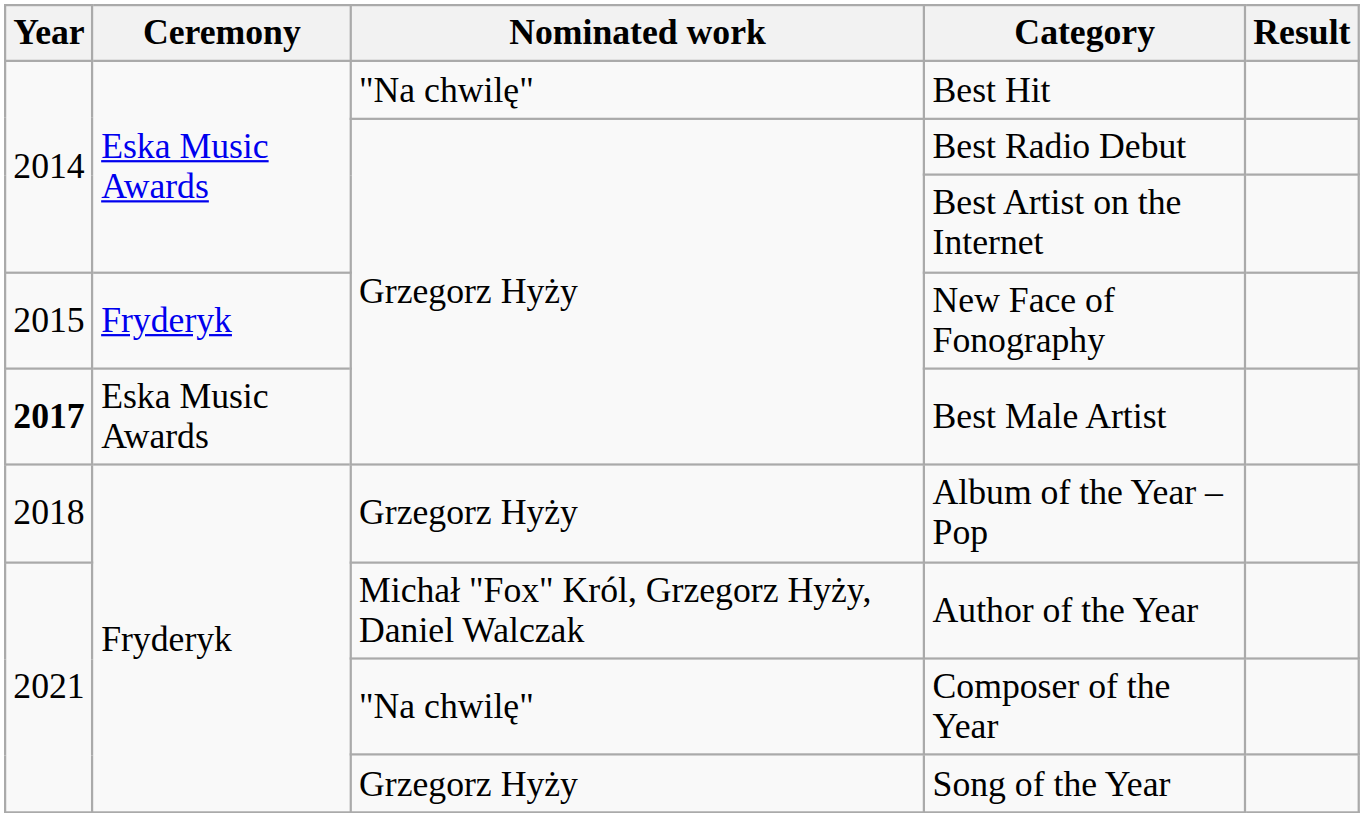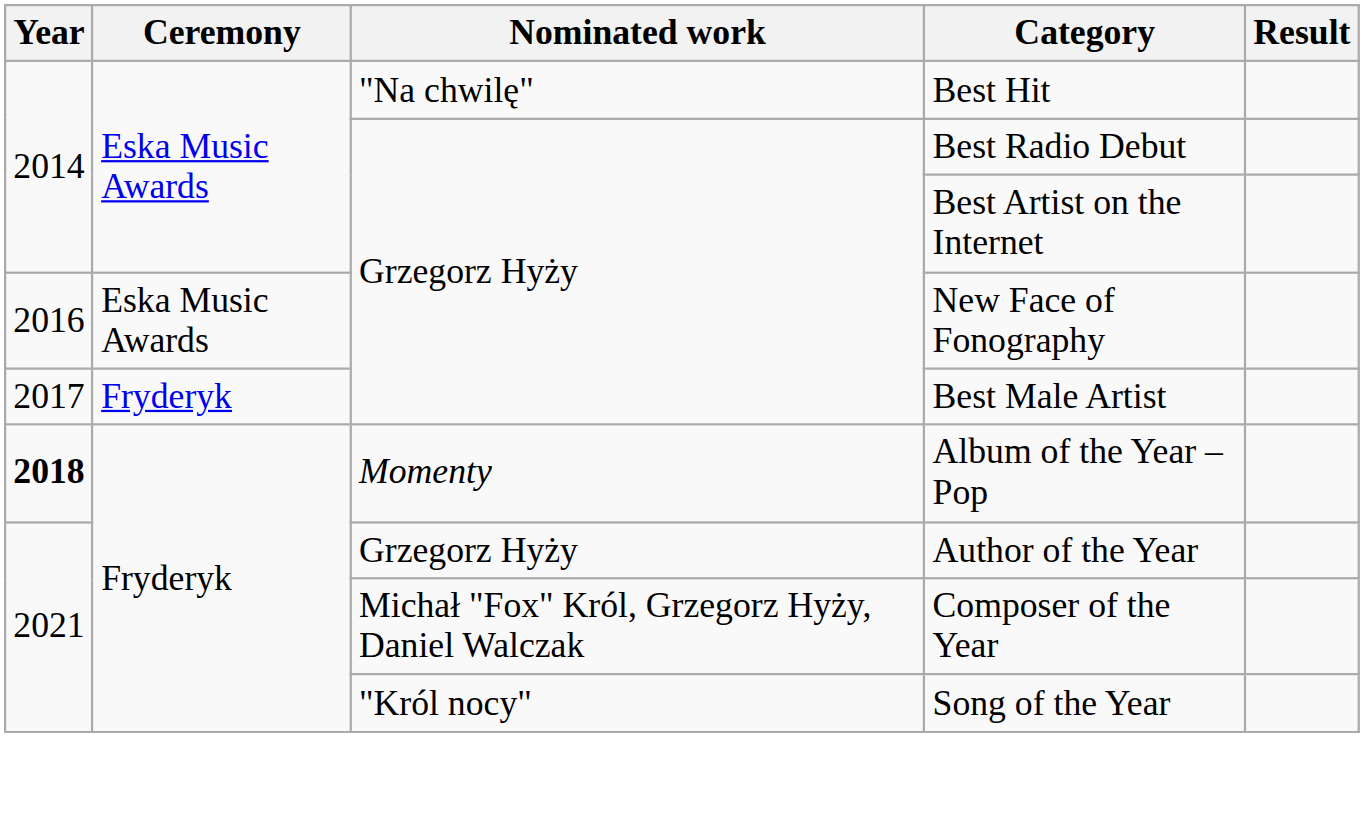(49, 319) 2015 -> (49, 319) 2016
(167, 319) Fryderyk -> (185, 319) Eska Music Awards
(49, 416) bold -> (49, 396) normal
(185, 416) Eska Music Awards -> (167, 396) Fryderyk
(49, 512) normal -> (49, 472) bold
(468, 512) Grzegorz Hyży -> (425, 472) Momenty
(615, 609) Michał "Fox" Król, Grzegorz Hyży, Daniel Walczak -> (468, 549) Grzegorz Hyży
(446, 706) "Na chwilę" -> (615, 625) Michał "Fox" Król, Grzegorz Hyży, Daniel Walczak
(468, 782) Grzegorz Hyży -> (445, 702) "Król nocy"
